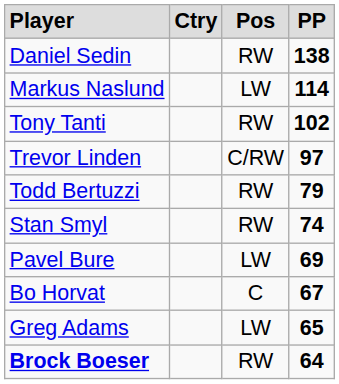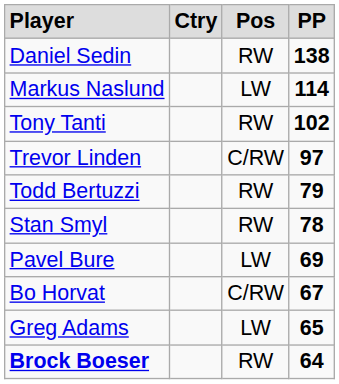(312, 225) 74 -> (312, 225) 78
(256, 293) C -> (256, 293) C/RW
